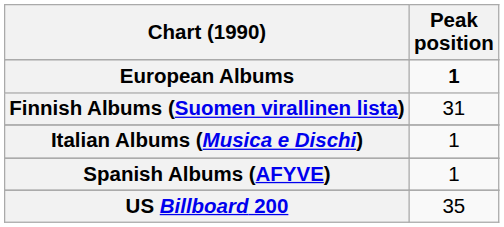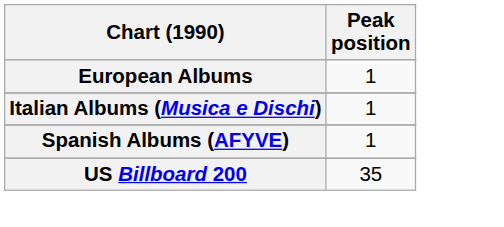(454, 76) bold -> (371, 76) normal
- row: (207, 108)
